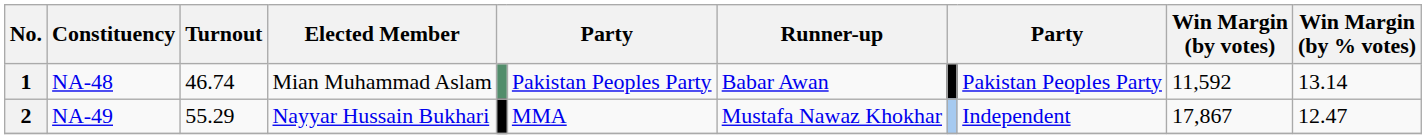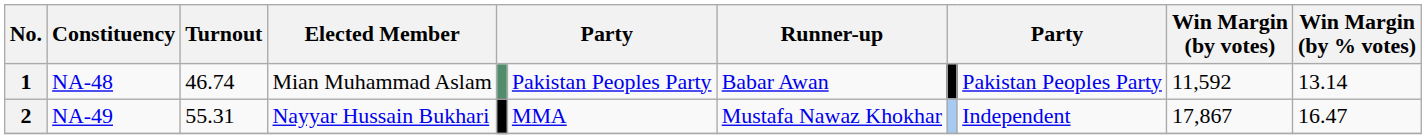(210, 116) 55.29 -> (210, 116) 55.31
(1323, 116) 12.47 -> (1323, 116) 16.47
